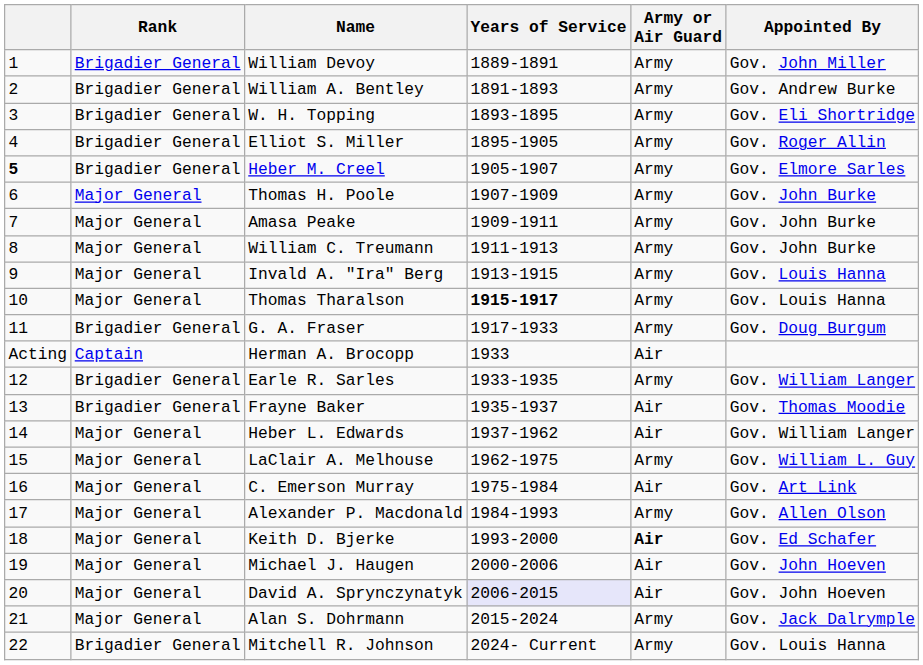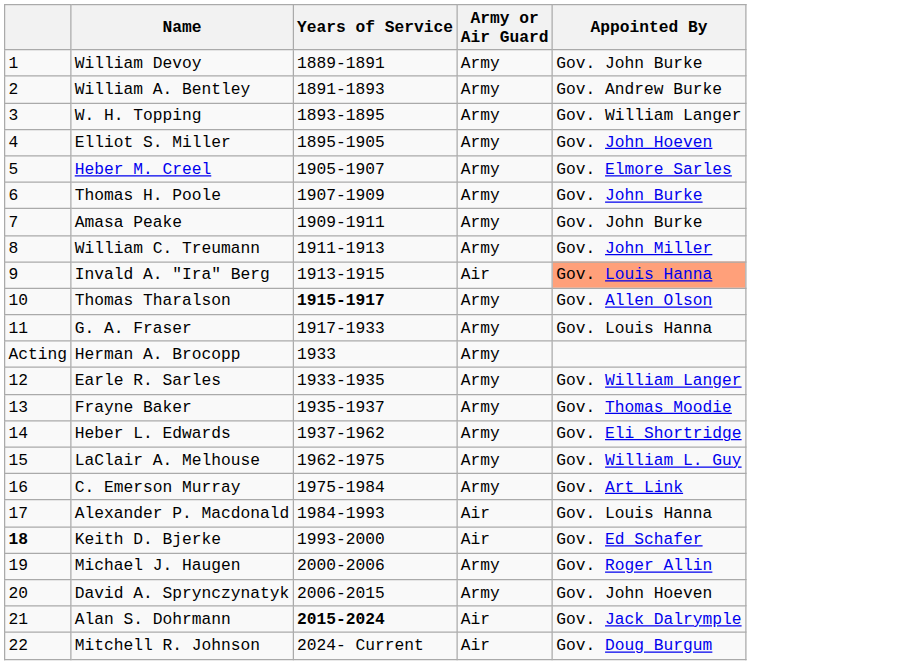- column: (158, 27)
(808, 63) Gov. John Miller -> (629, 63) Gov. John Burke
(822, 116) Gov. Eli Shortridge -> (649, 116) Gov. William Langer
(808, 143) Gov. Roger Allin -> (634, 143) Gov. John Hoeven
(13, 169) bold -> (13, 169) normal
(803, 248) Gov. John Burke -> (634, 248) Gov. John Miller
(654, 275) Army -> (475, 275) Air
(808, 275) no background -> (634, 275) lightsalmon background
(808, 301) Gov. Louis Hanna -> (634, 301) Gov. Allen Olson
(808, 328) Gov. Doug Burgum -> (634, 328) Gov. Louis Hanna
(649, 354) Air -> (480, 354) Army
(649, 407) Air -> (480, 407) Army
(649, 434) Air -> (480, 434) Army
(822, 434) Gov. William Langer -> (649, 434) Gov. Eli Shortridge
(649, 487) Air -> (480, 487) Army
(654, 513) Army -> (475, 513) Air
(808, 513) Gov. Allen Olson -> (634, 513) Gov. Louis Hanna
(18, 540) normal -> (18, 540) bold
(649, 540) bold -> (475, 540) normal
(649, 566) Air -> (480, 566) Army
(808, 566) Gov. John Hoeven -> (634, 566) Gov. Roger Allin
(514, 593) lavender background -> (341, 593) no background
(649, 593) Air -> (480, 593) Army
(514, 619) normal -> (341, 619) bold
(654, 619) Army -> (475, 619) Air
(654, 646) Army -> (475, 646) Air
(808, 646) Gov. Louis Hanna -> (634, 646) Gov. Doug Burgum
